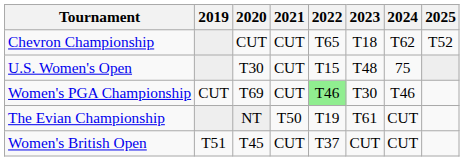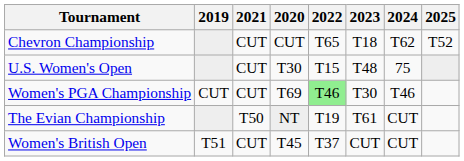columns swapped: (251, 17) <-> (289, 17)
